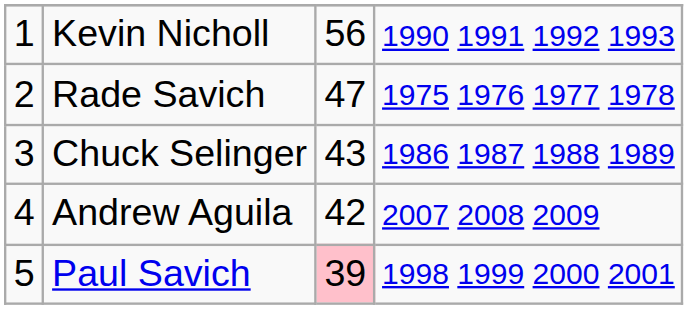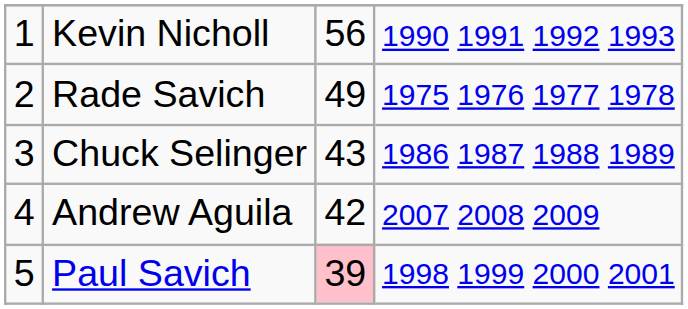(345, 93) 47 -> (345, 93) 49
